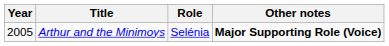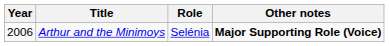(20, 32) 2005 -> (20, 32) 2006
